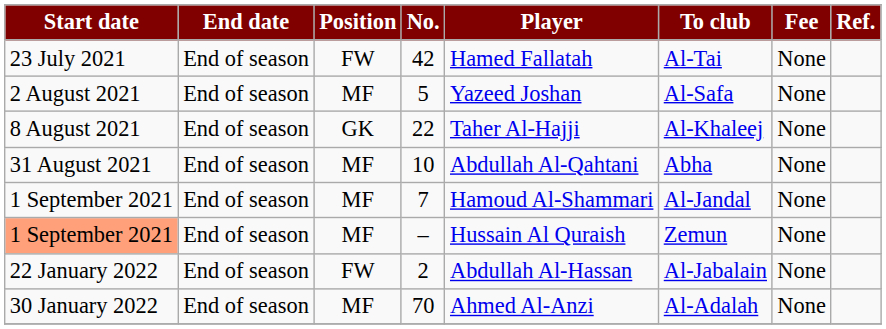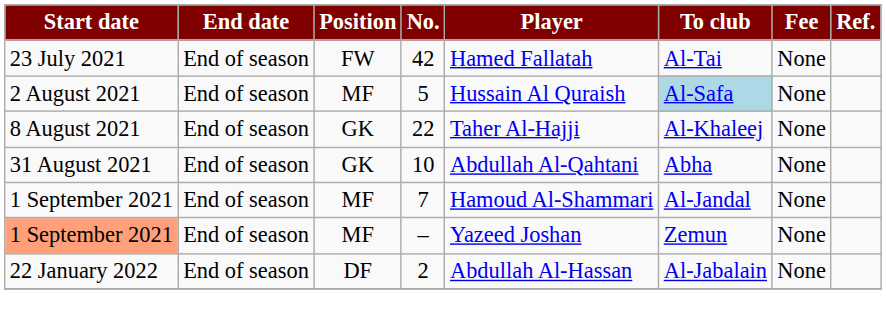(516, 93) Yazeed Joshan -> (538, 93) Hussain Al Quraish
(699, 93) no background -> (699, 93) lightblue background
(358, 164) MF -> (358, 164) GK
(538, 235) Hussain Al Quraish -> (516, 235) Yazeed Joshan
(358, 270) FW -> (358, 270) DF
- row: (423, 306)
